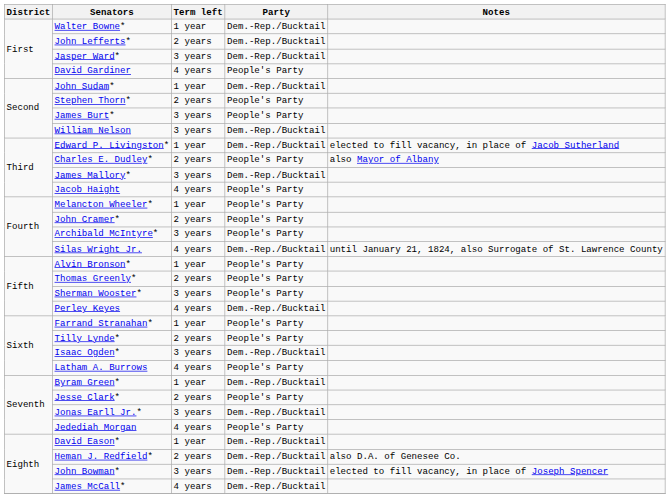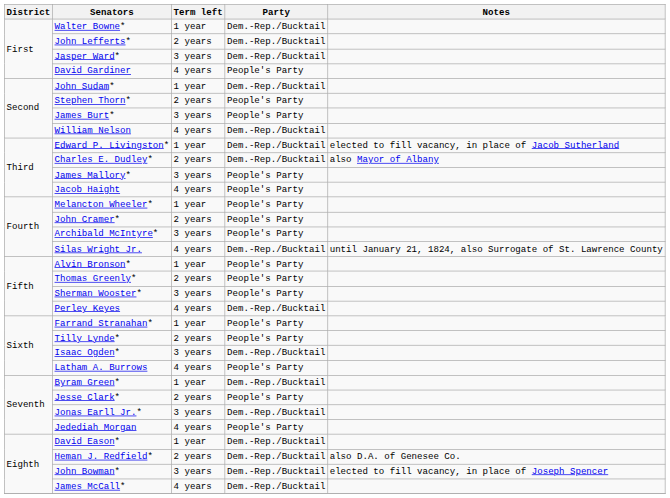(193, 130) 3 years -> (193, 130) 4 years
(265, 160) People's Party -> (276, 160) Dem.-Rep./Bucktail
(276, 175) Dem.-Rep./Bucktail -> (265, 175) People's Party
